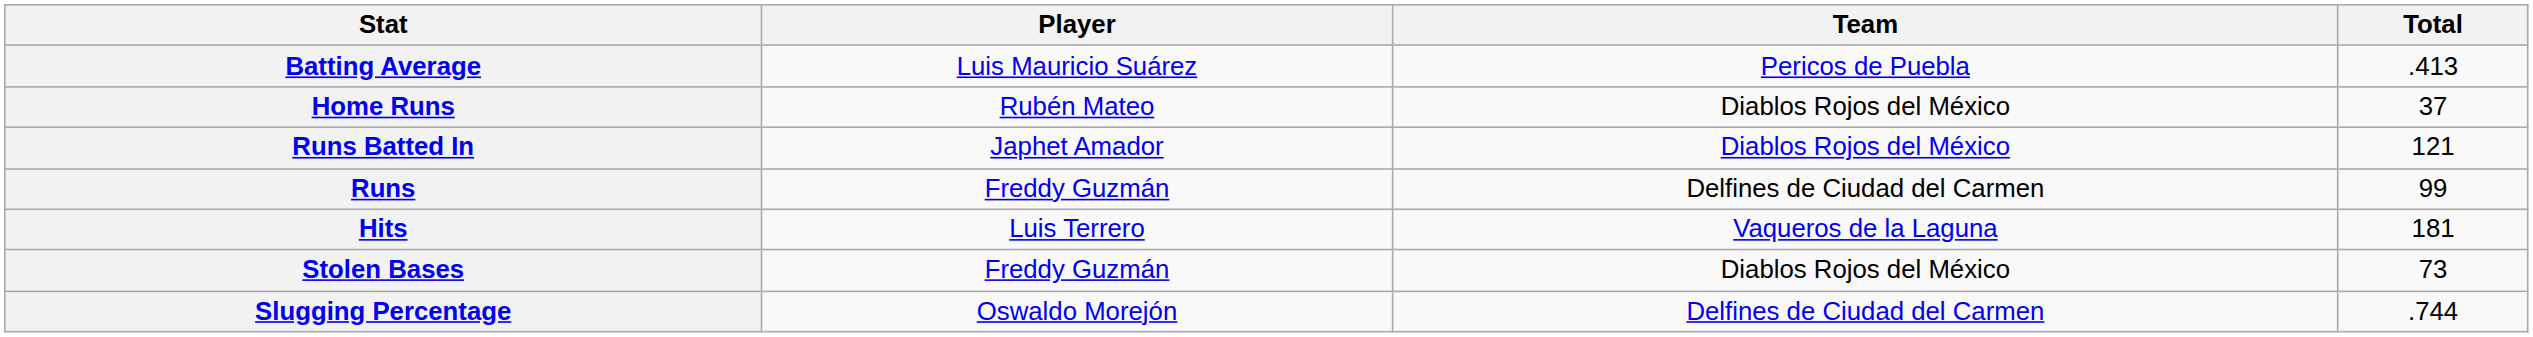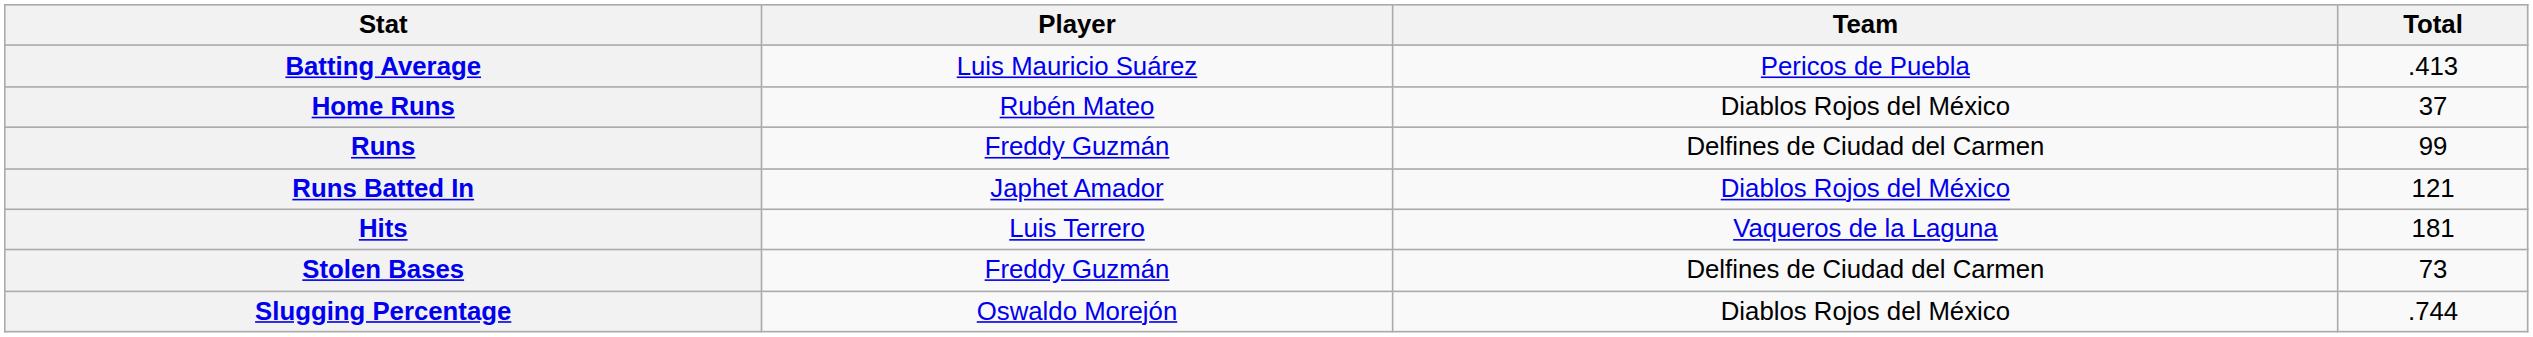rows swapped: (383, 147) <-> (383, 188)
(1865, 270) Diablos Rojos del México -> (1865, 270) Delfines de Ciudad del Carmen
(1865, 310) Delfines de Ciudad del Carmen -> (1865, 310) Diablos Rojos del México
